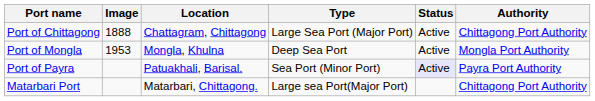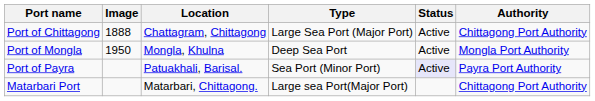(118, 50) 1953 -> (118, 50) 1950
